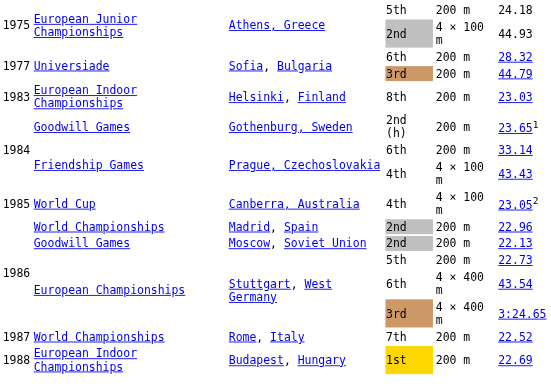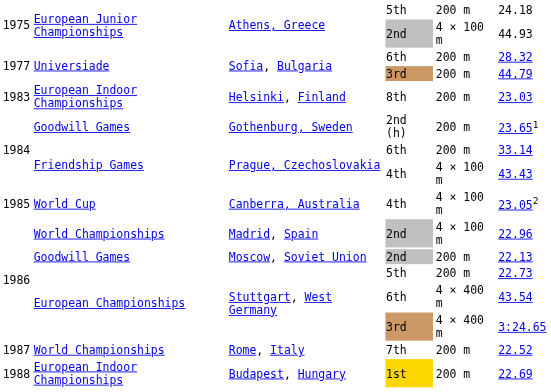(453, 227) 200 m -> (460, 233) 4 × 100 m
